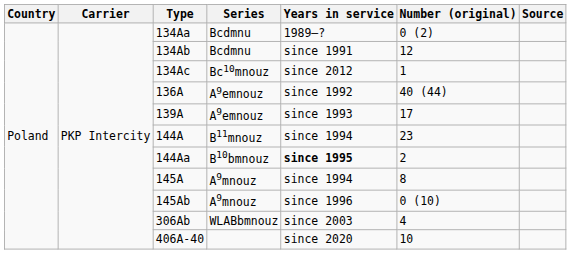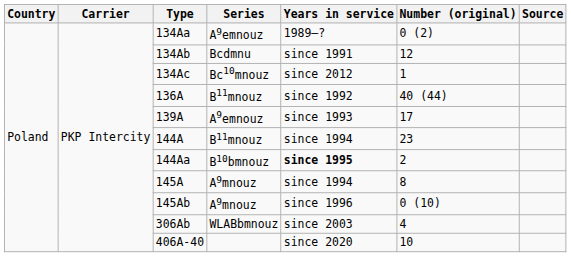(230, 32) Bcdmnu -> (236, 34) A9emnouz
(236, 93) A9emnouz -> (236, 96) B11mnouz
